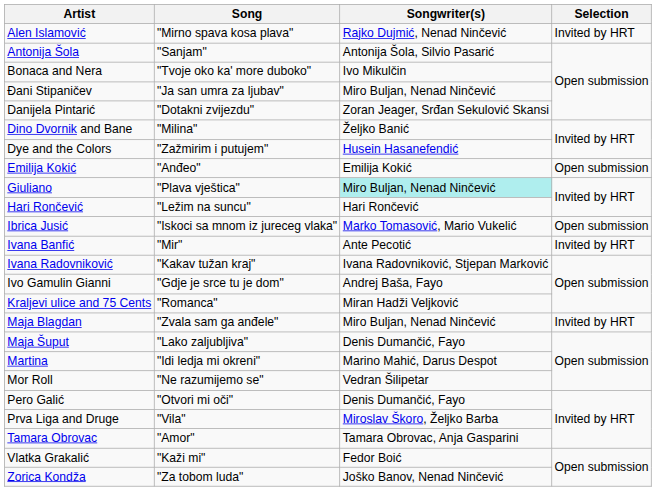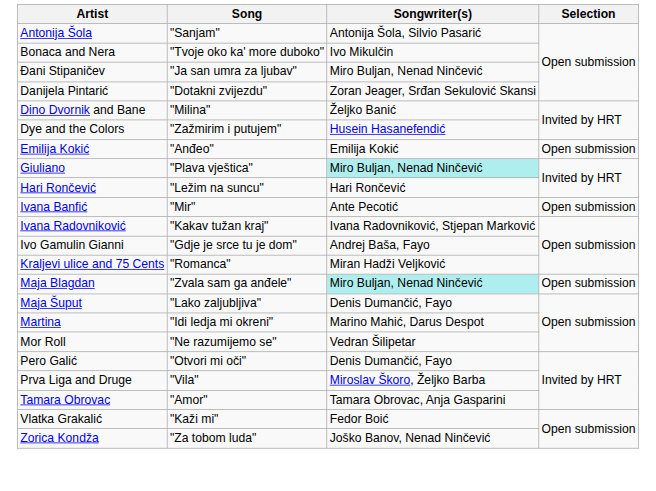- row: (47, 33)
- row: (38, 226)
(595, 245) Invited by HRT -> (589, 206) Open submission
(419, 322) no background -> (406, 284) paleturquoise background
(595, 322) Invited by HRT -> (589, 284) Open submission
